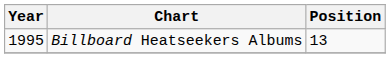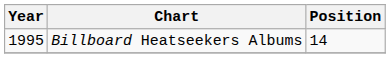(318, 41) 13 -> (318, 41) 14
